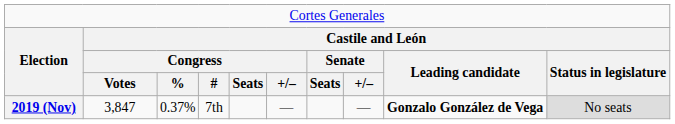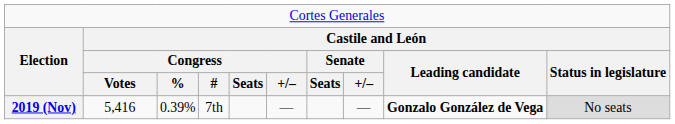(120, 107) 3,847 -> (120, 107) 5,416
(178, 107) 0.37% -> (178, 107) 0.39%
